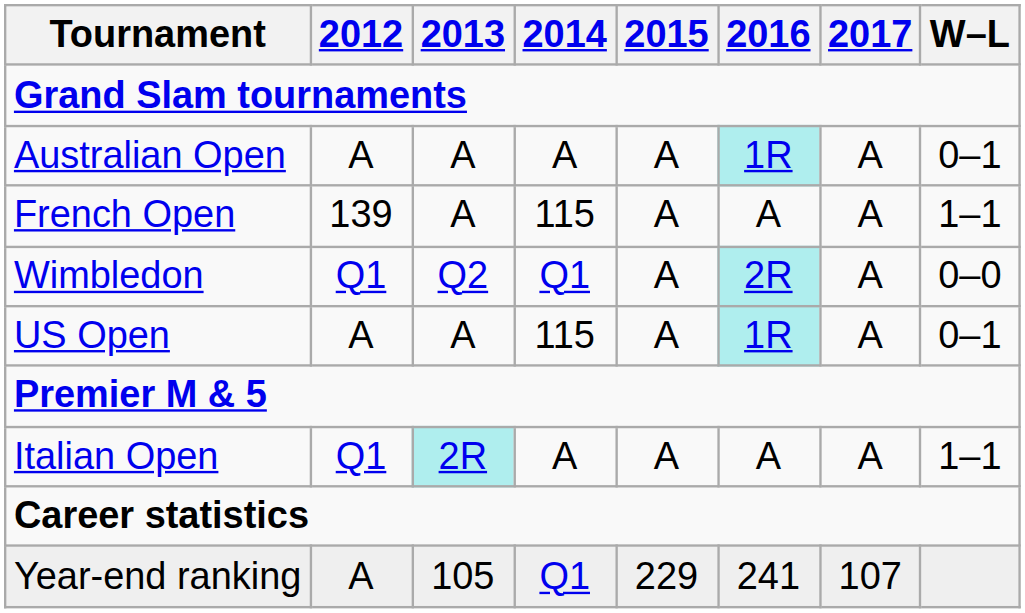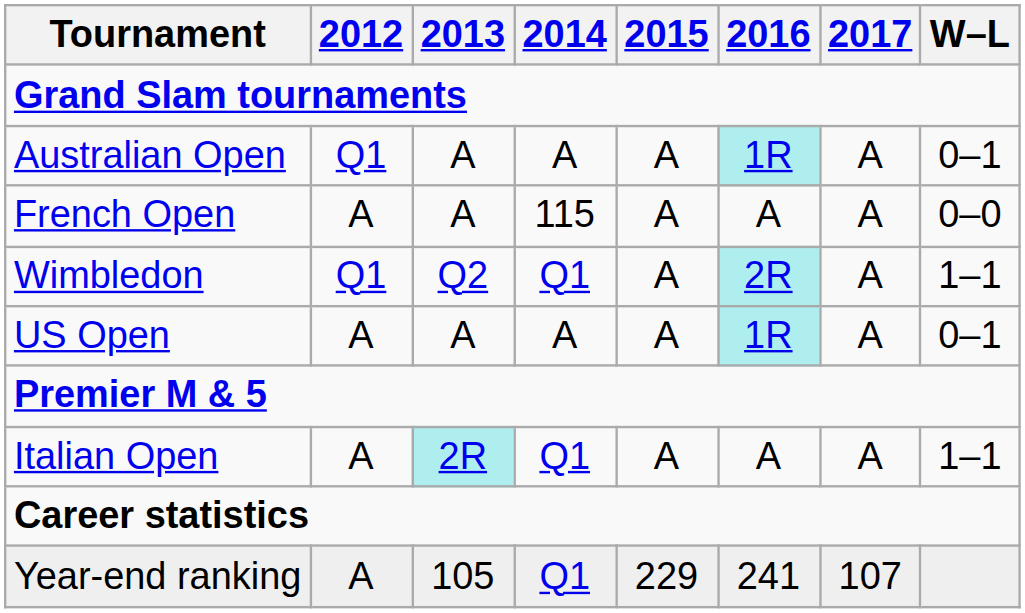(361, 154) A -> (361, 154) Q1
(361, 214) 139 -> (361, 214) A
(970, 214) 1–1 -> (970, 214) 0–0
(970, 275) 0–0 -> (970, 275) 1–1
(565, 335) 115 -> (565, 335) A
(361, 455) Q1 -> (361, 455) A
(565, 455) A -> (565, 455) Q1
